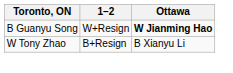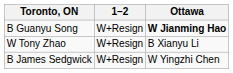(104, 44) B+Resign -> (120, 44) W+Resign
+ row: (49, 60)
